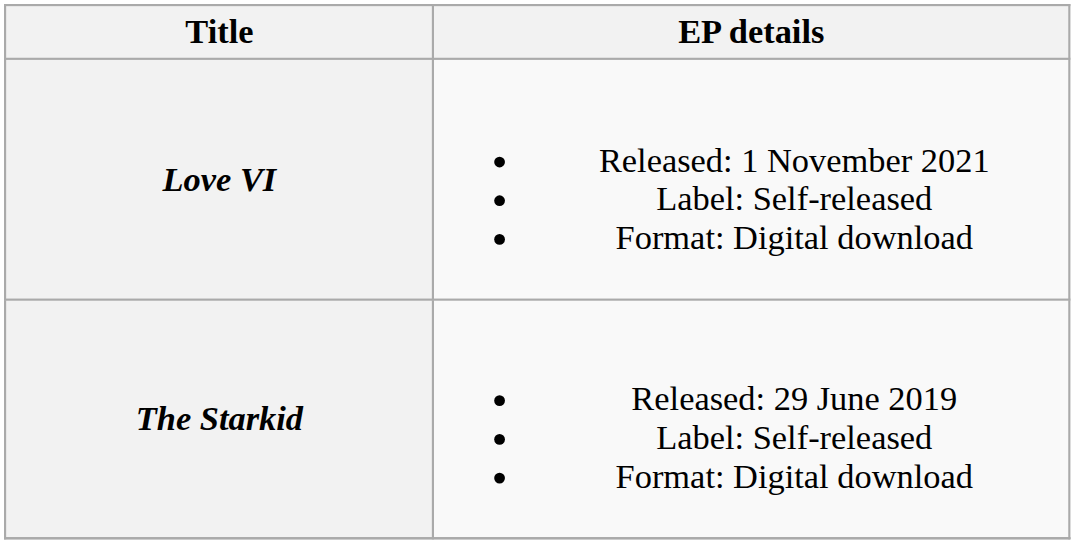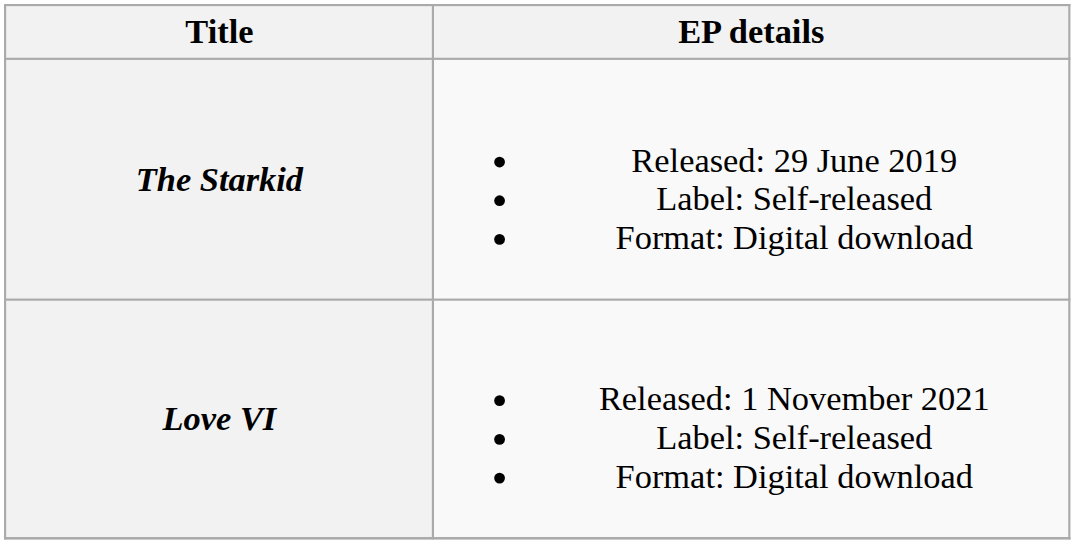rows swapped: (219, 418) <-> (219, 178)
